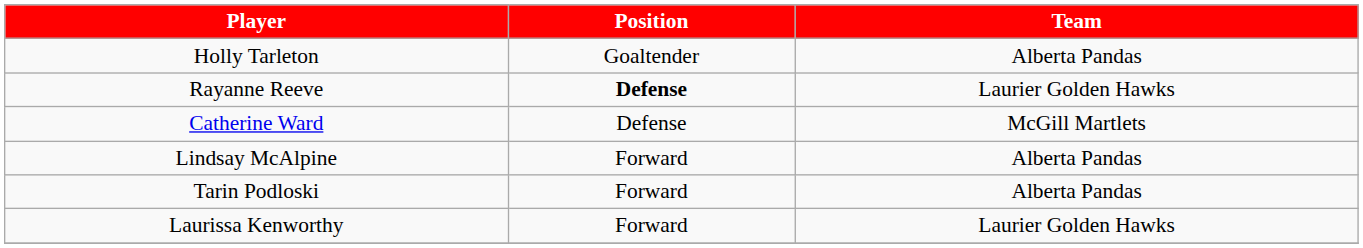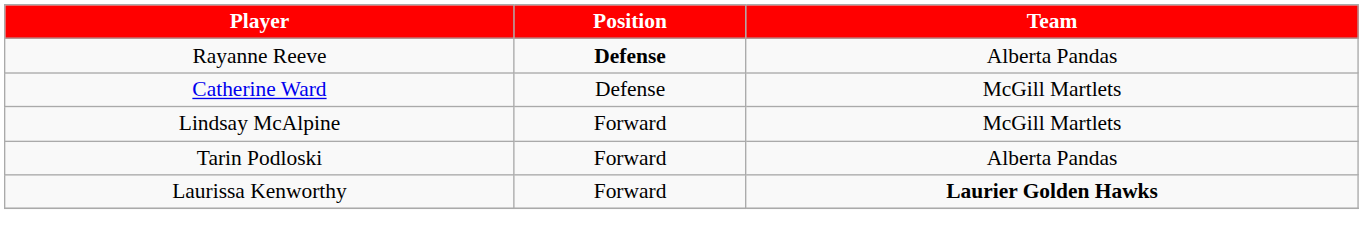- row: (256, 55)
(1077, 89) Laurier Golden Hawks -> (1052, 55) Alberta Pandas
(1077, 157) Alberta Pandas -> (1052, 123) McGill Martlets
(1077, 225) normal -> (1052, 191) bold
